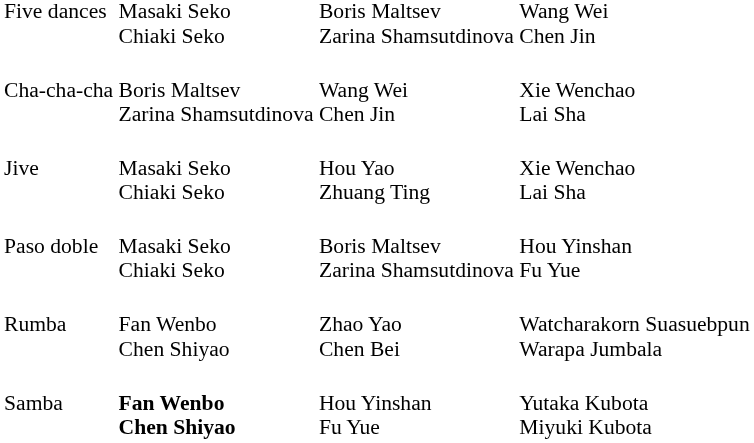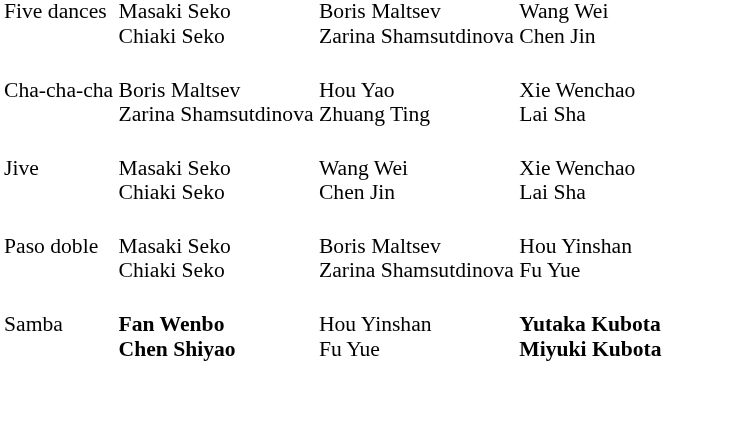(364, 101) Wang Wei Chen Jin -> (374, 101) Hou Yao Zhuang Ting
(374, 180) Hou Yao Zhuang Ting -> (364, 180) Wang Wei Chen Jin
- row: (35, 324)
(586, 414) normal -> (590, 336) bold
